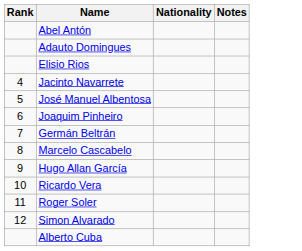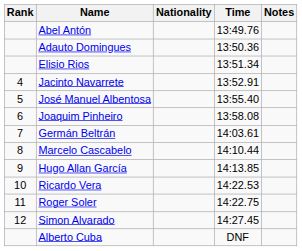+ column: (238, 13)
